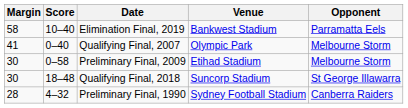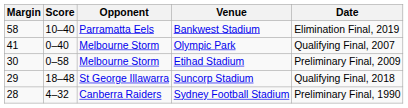columns swapped: (356, 12) <-> (133, 12)
(13, 78) 30 -> (13, 78) 29
